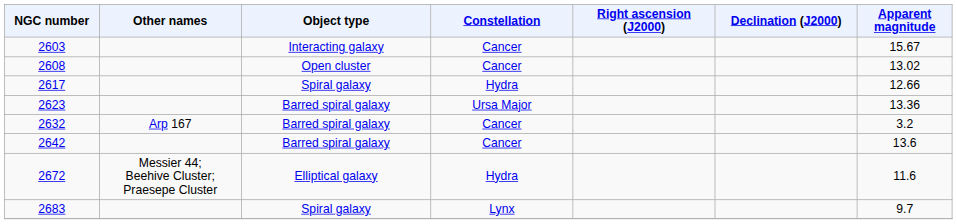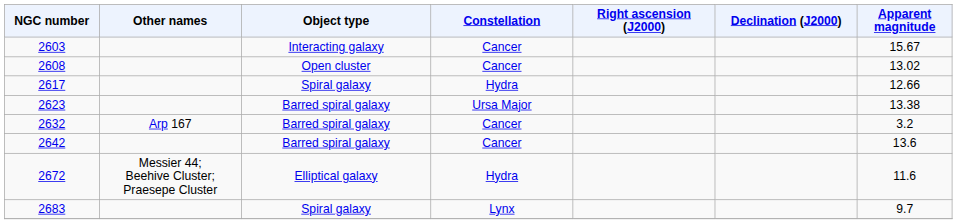(905, 104) 13.36 -> (905, 104) 13.38
